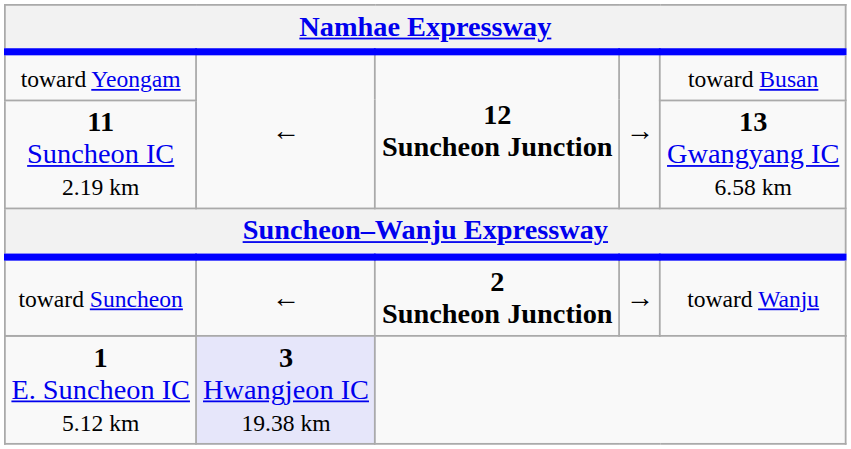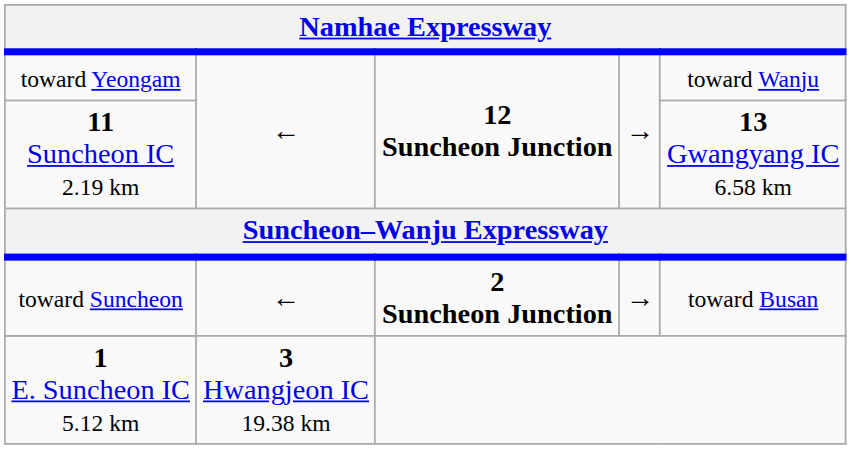(753, 78) toward Busan -> (753, 78) toward Wanju
(753, 298) toward Wanju -> (753, 298) toward Busan
(286, 389) lavender background -> (286, 389) no background
